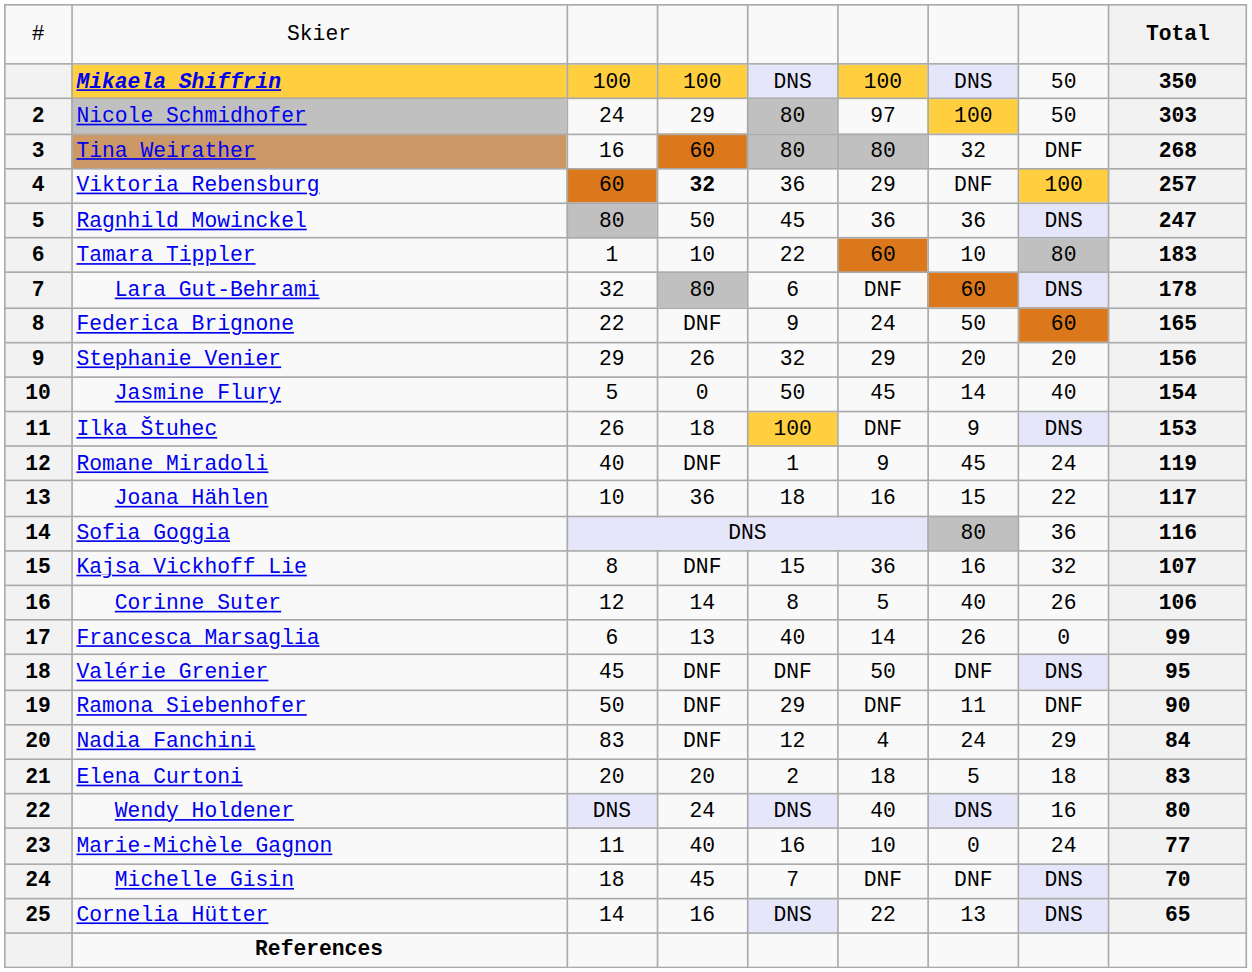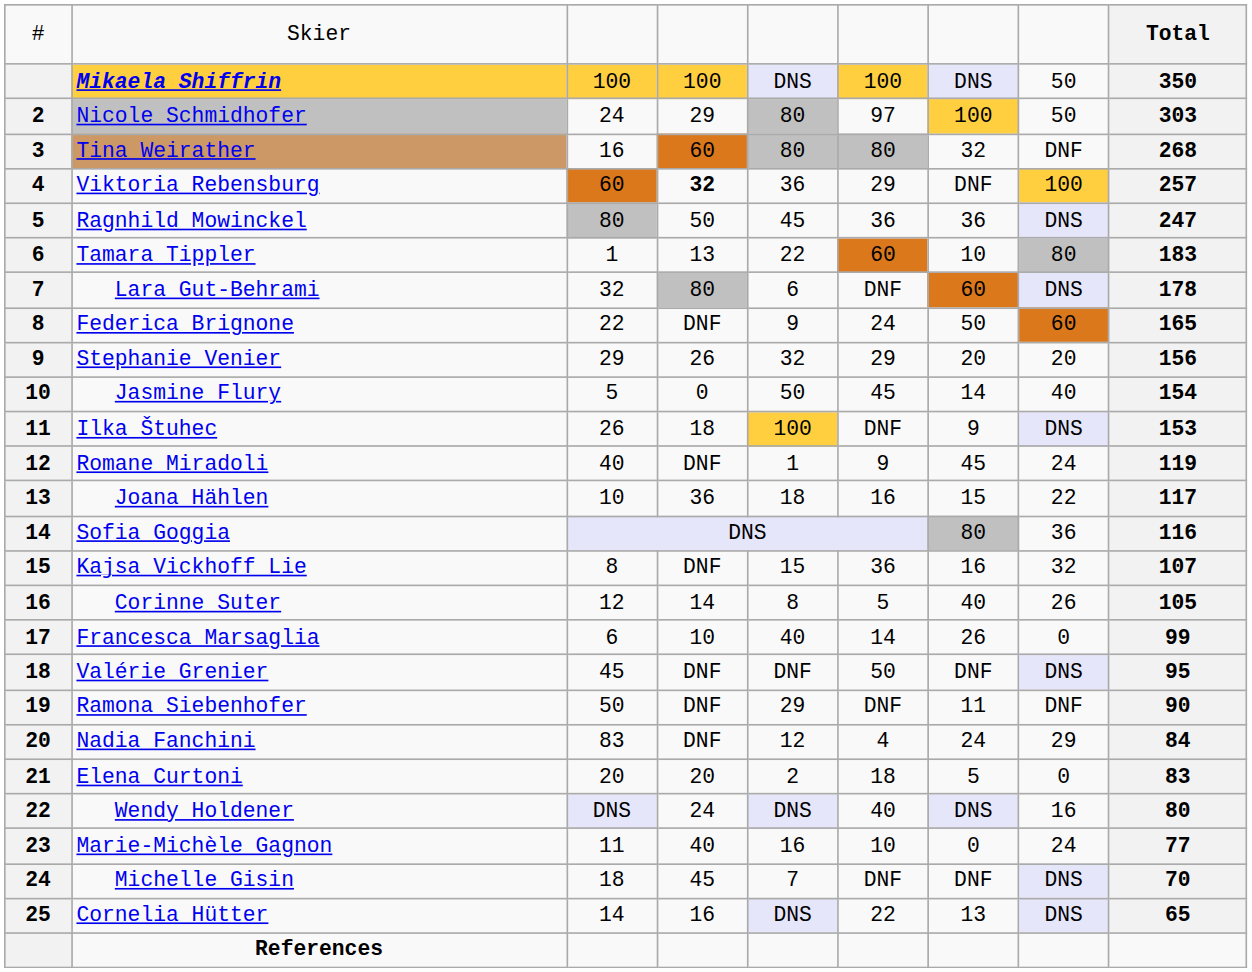(702, 255) 10 -> (702, 255) 13
(1178, 603) 106 -> (1178, 603) 105
(702, 638) 13 -> (702, 638) 10
(1064, 776) 18 -> (1064, 776) 0
